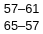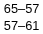rows swapped: (22, 26) <-> (22, 8)
